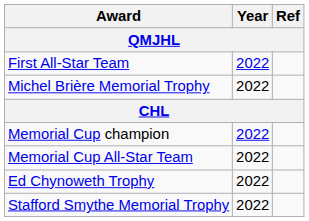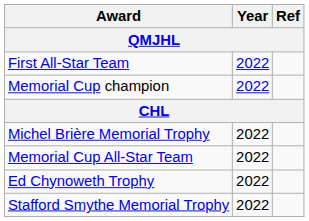rows swapped: (109, 87) <-> (89, 134)
